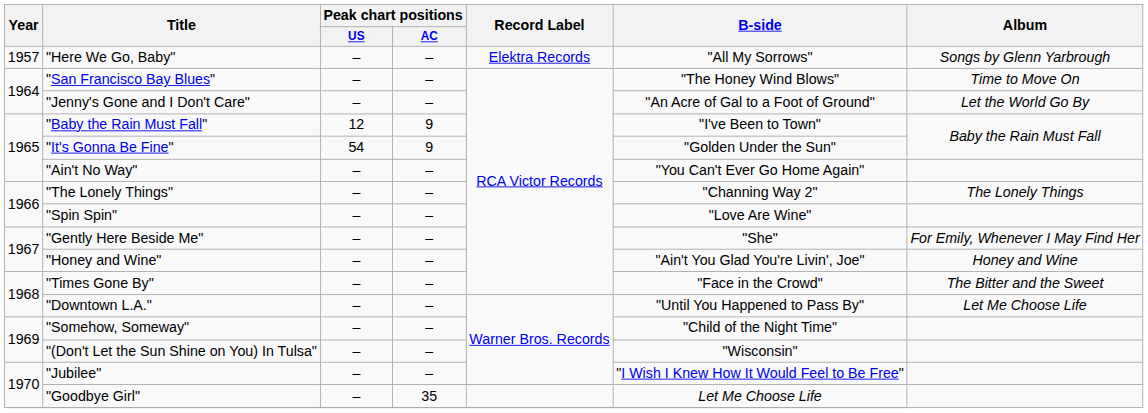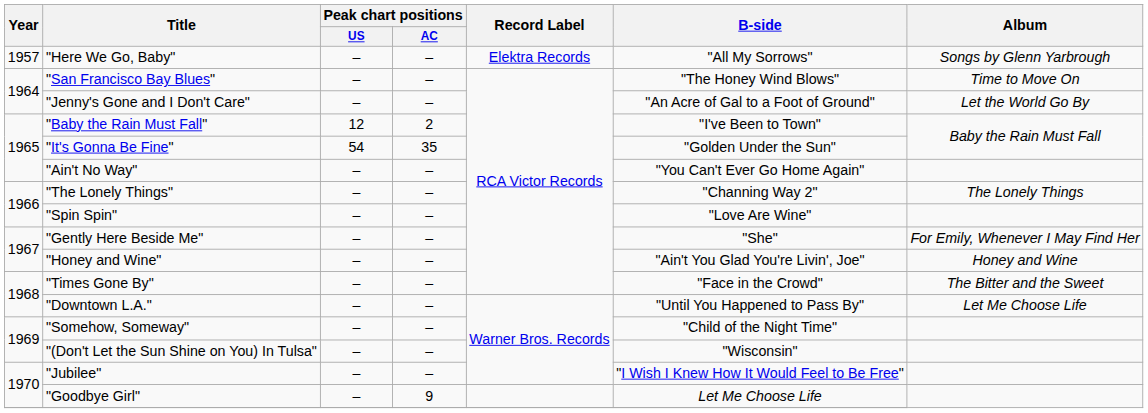(429, 125) 9 -> (429, 125) 2
(429, 147) 9 -> (429, 147) 35
(429, 396) 35 -> (429, 396) 9
